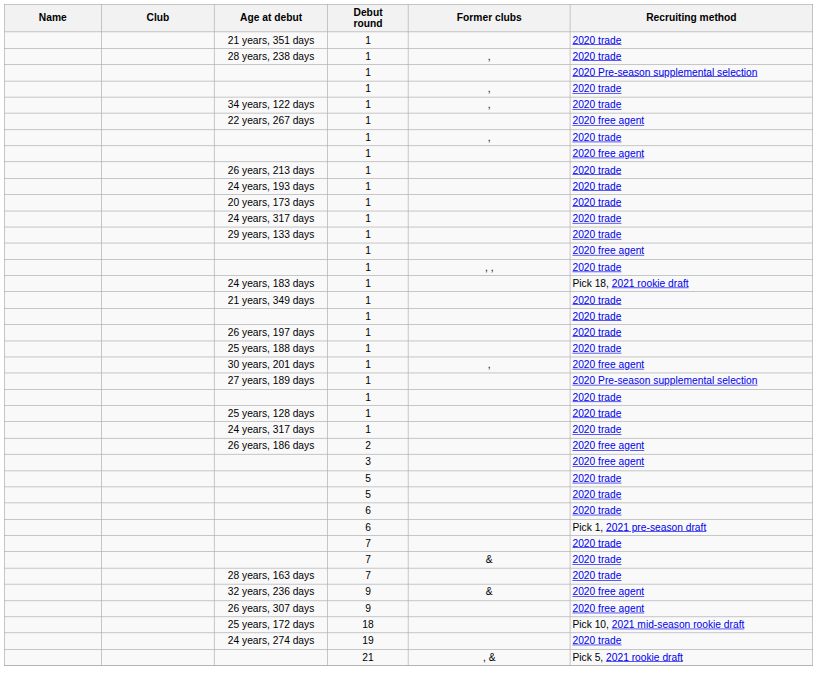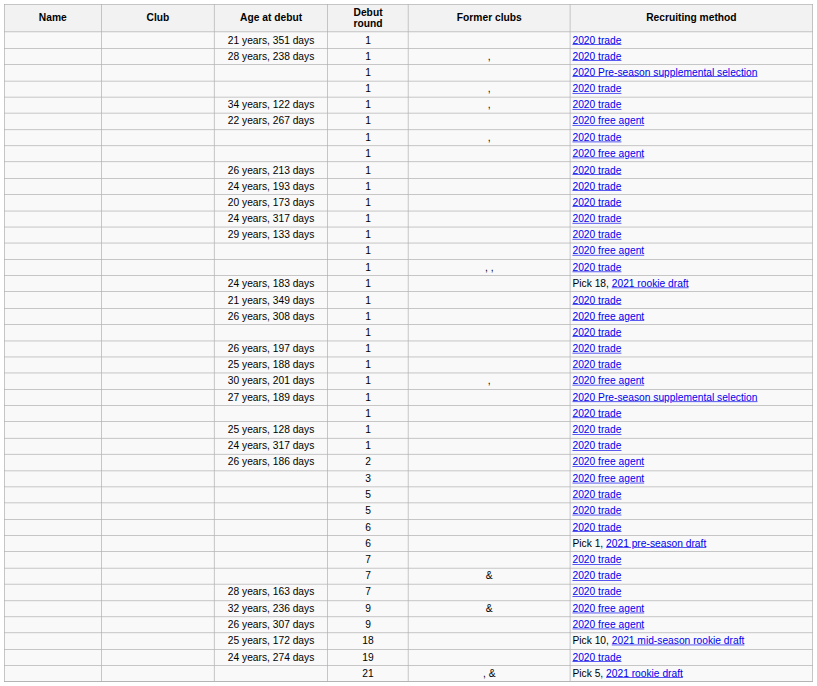+ row: (271, 316)
